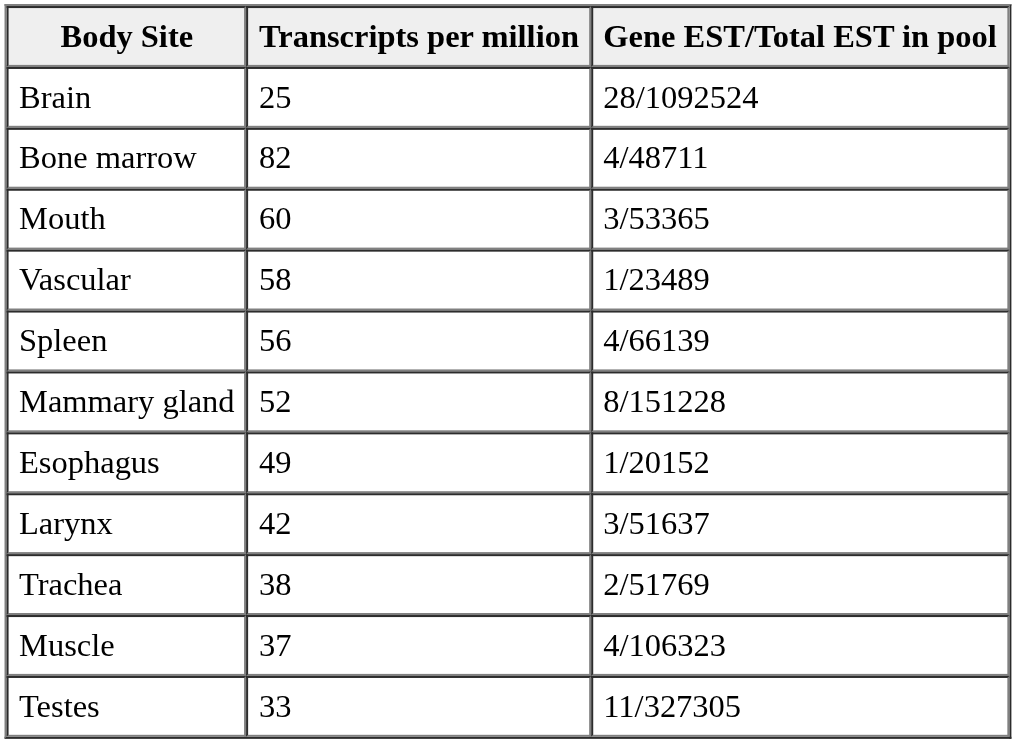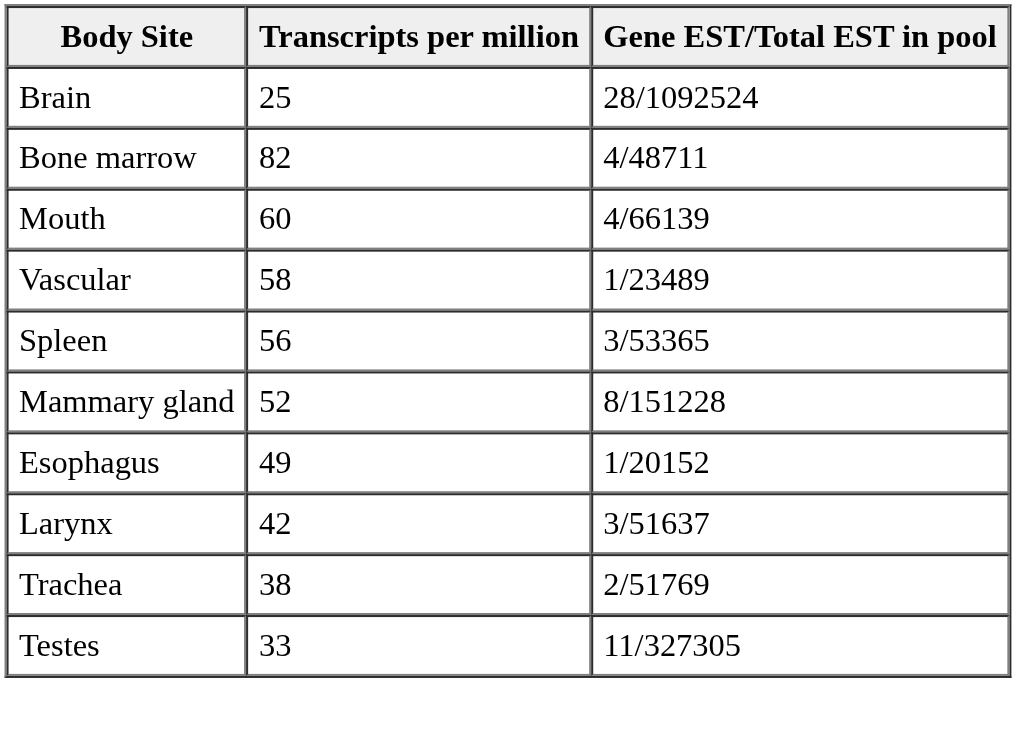(657, 218) 3/53365 -> (657, 218) 4/66139
(657, 340) 4/66139 -> (657, 340) 3/53365
- row: (67, 644)
